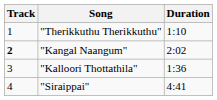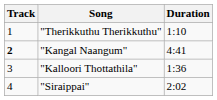(176, 50) 2:02 -> (176, 50) 4:41
(176, 87) 4:41 -> (176, 87) 2:02
